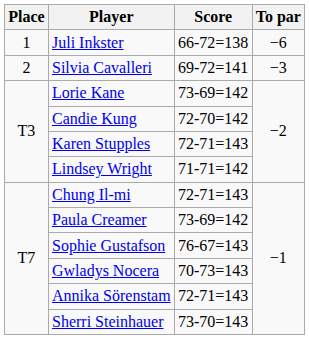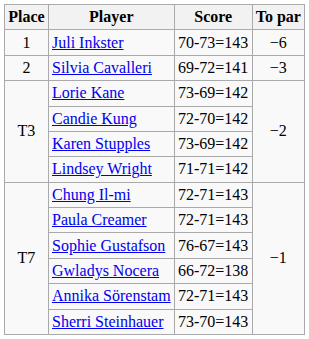(213, 42) 66-72=138 -> (213, 42) 70-73=143
(213, 144) 72-71=143 -> (213, 144) 73-69=142
(213, 220) 73-69=142 -> (213, 220) 72-71=143
(213, 270) 70-73=143 -> (213, 270) 66-72=138
